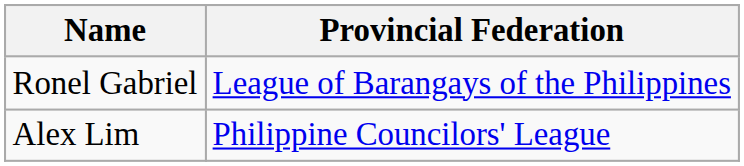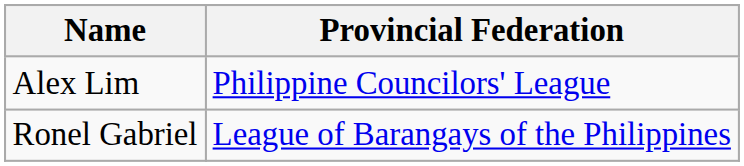rows swapped: (105, 82) <-> (76, 134)
